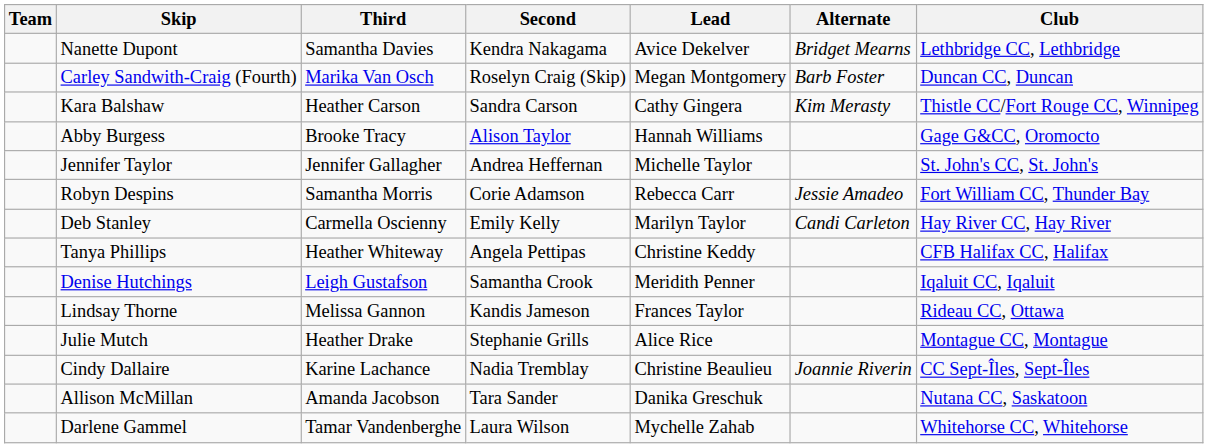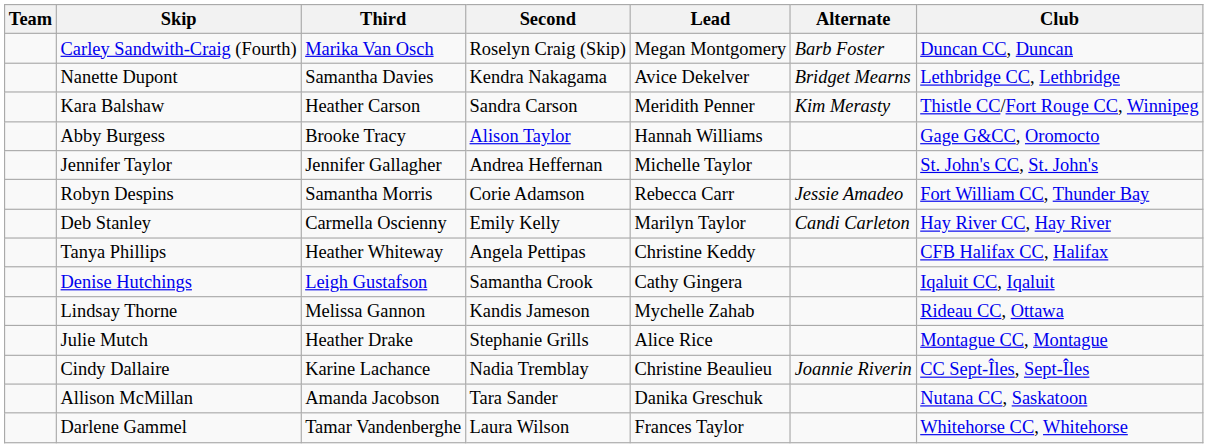rows swapped: (119, 48) <-> (179, 77)
(688, 106) Cathy Gingera -> (694, 106) Meridith Penner
(694, 281) Meridith Penner -> (688, 281) Cathy Gingera
(689, 310) Frances Taylor -> (694, 310) Mychelle Zahab
(694, 427) Mychelle Zahab -> (689, 427) Frances Taylor
